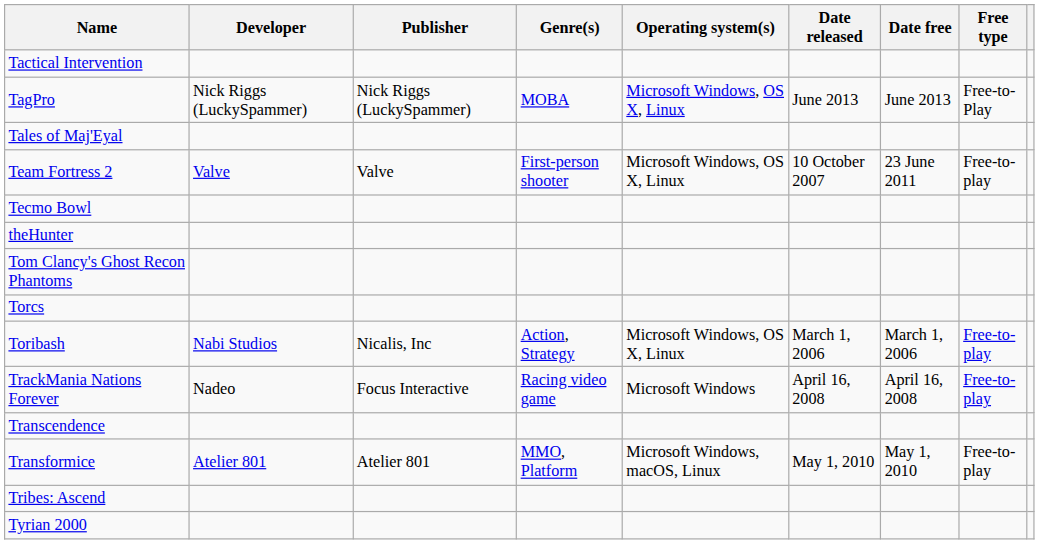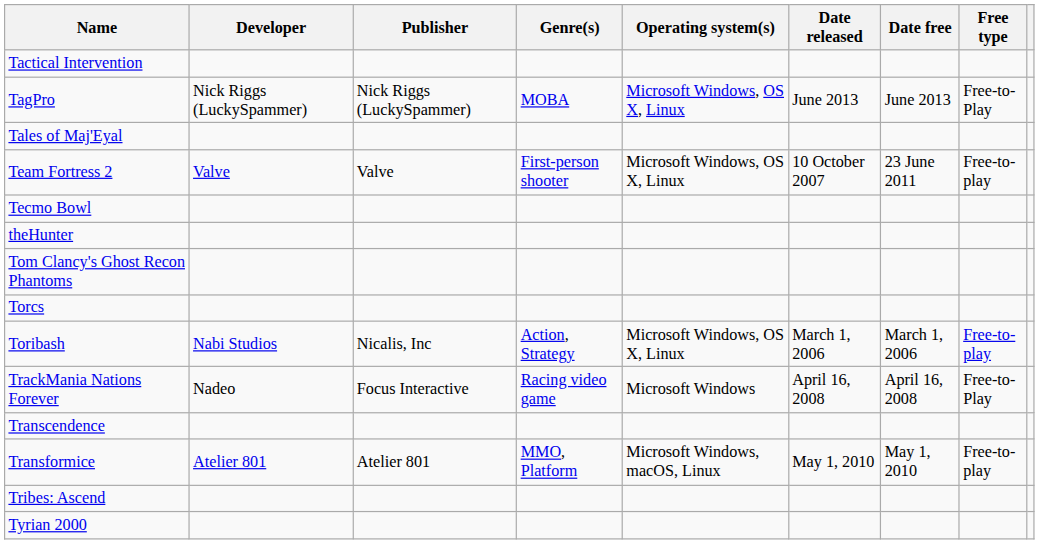(989, 389) Free-to-play -> (989, 389) Free-to-Play
